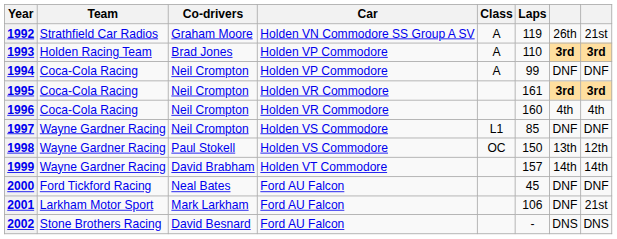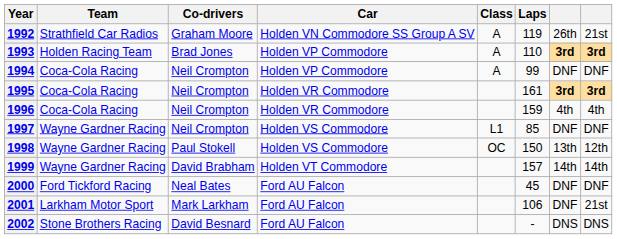(532, 110) 160 -> (532, 110) 159
